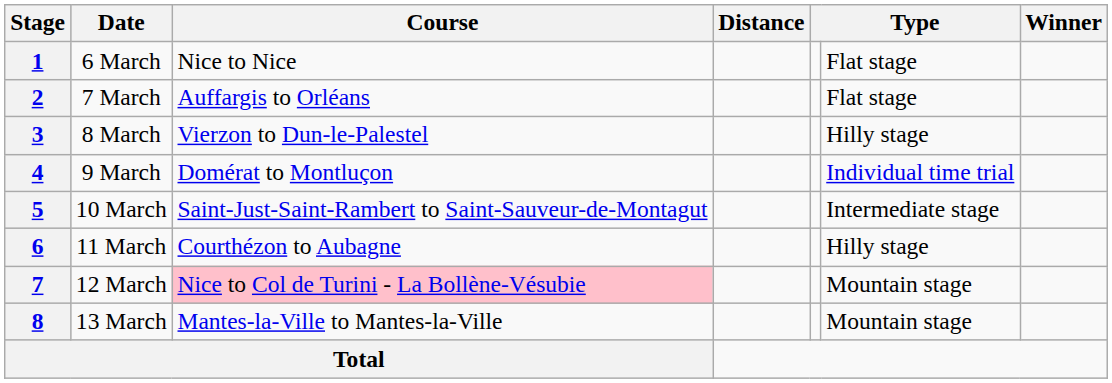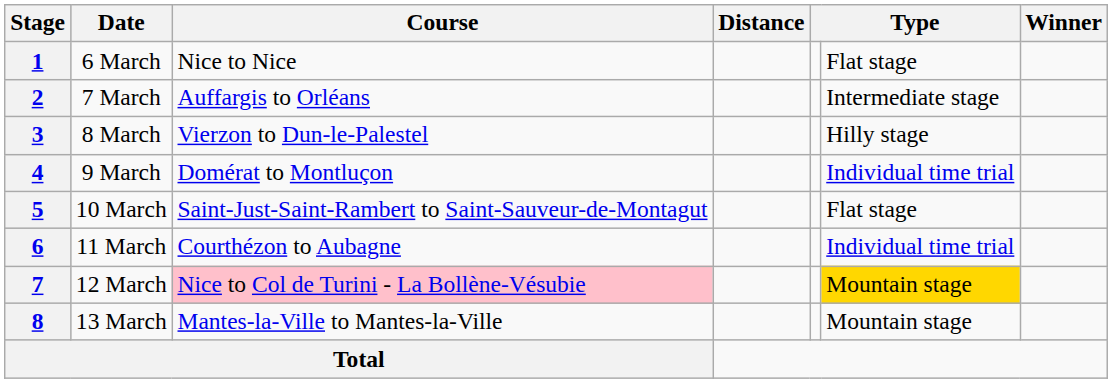(872, 97) Flat stage -> (913, 97) Intermediate stage
(913, 209) Intermediate stage -> (872, 209) Flat stage
(878, 246) Hilly stage -> (920, 246) Individual time trial
(899, 284) no background -> (899, 284) gold background
